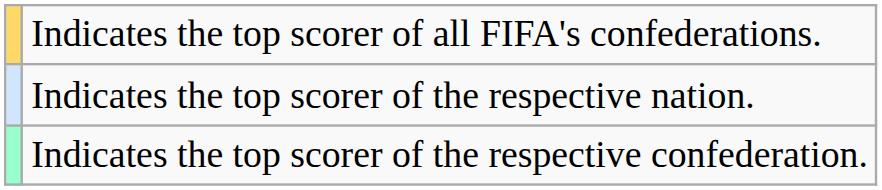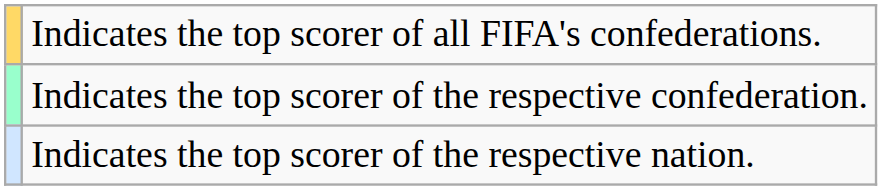rows swapped: (450, 154) <-> (393, 94)
